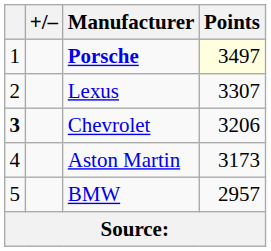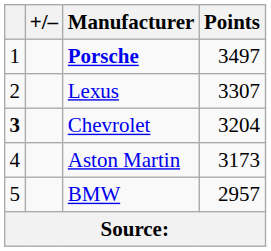(239, 56) lightyellow background -> (239, 56) no background
(239, 125) 3206 -> (239, 125) 3204
